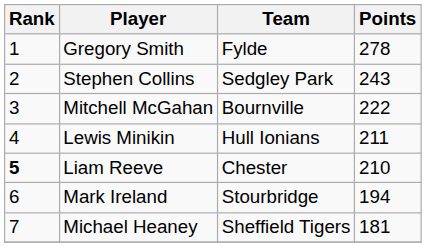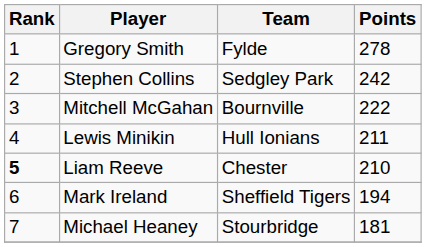(375, 78) 243 -> (375, 78) 242
(270, 197) Stourbridge -> (286, 197) Sheffield Tigers
(286, 227) Sheffield Tigers -> (270, 227) Stourbridge
